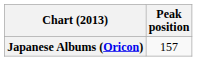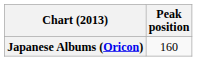(169, 46) 157 -> (169, 46) 160
